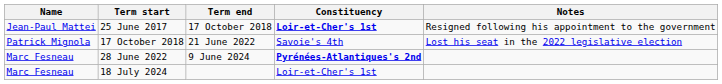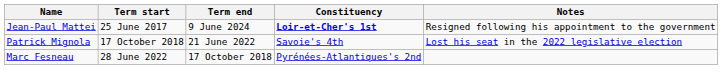(230, 27) 17 October 2018 -> (219, 27) 9 June 2024
(219, 57) 9 June 2024 -> (230, 57) 17 October 2018
(349, 57) bold -> (349, 57) normal
- row: (134, 72)
